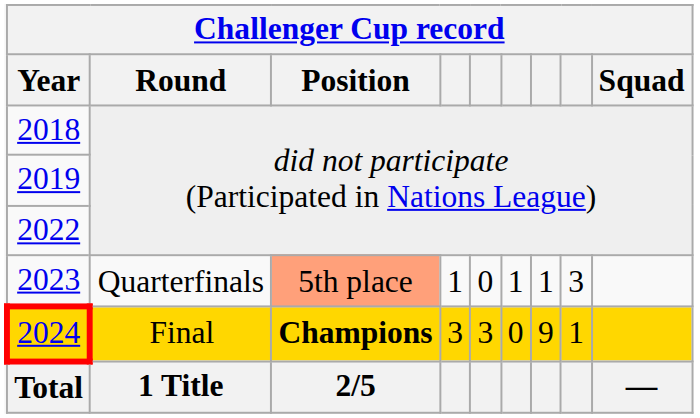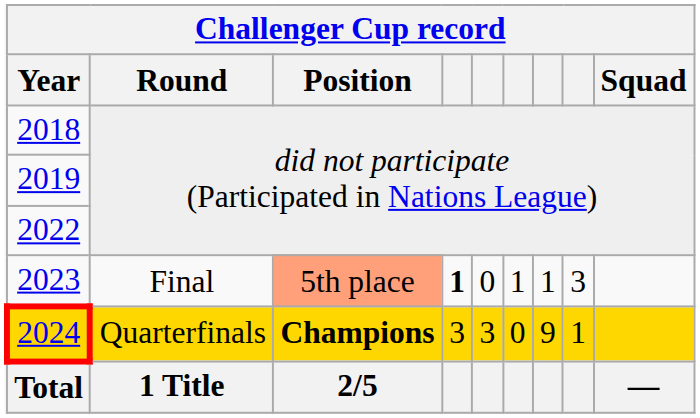(181, 280) Quarterfinals -> (182, 280) Final
(455, 280) normal -> (457, 280) bold
(182, 333) Final -> (183, 333) Quarterfinals
